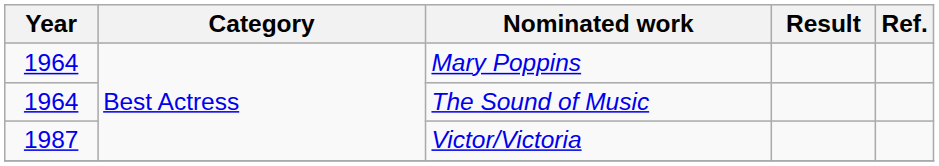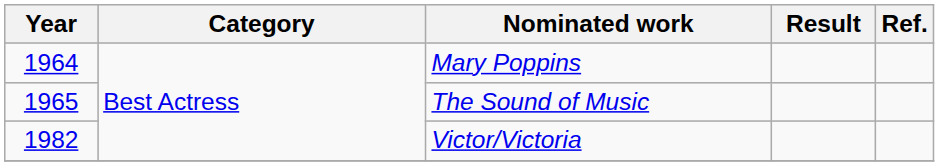(51, 101) 1964 -> (51, 101) 1965
(51, 140) 1987 -> (51, 140) 1982
